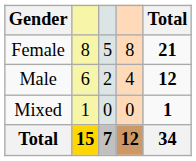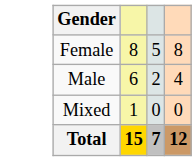- column: (167, 19)
